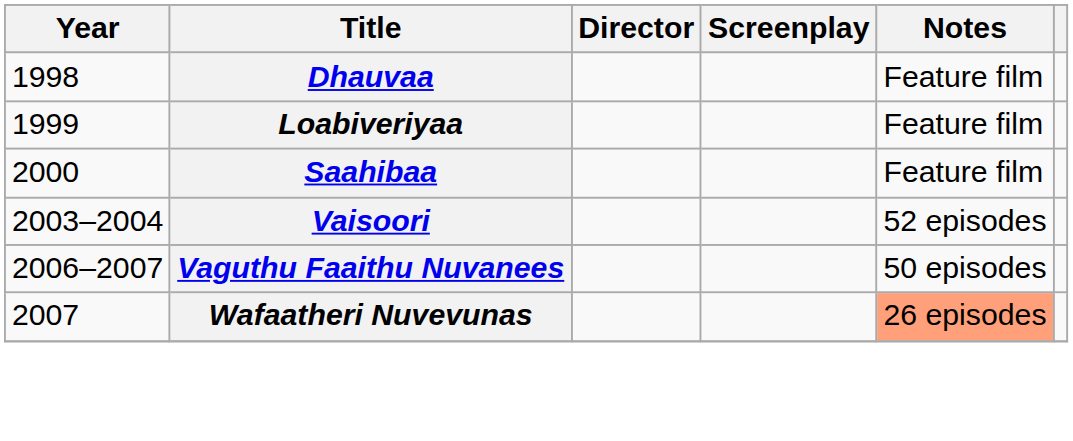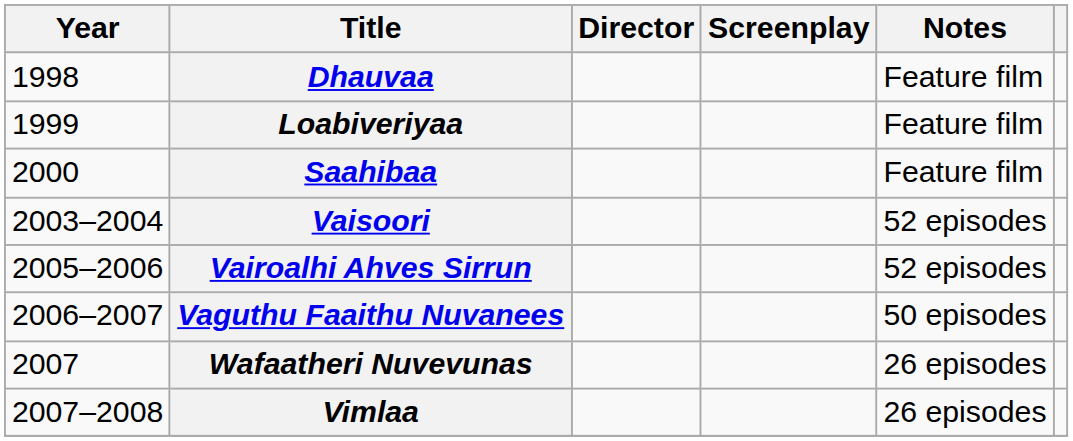+ row: (371, 268)
(965, 316) lightsalmon background -> (965, 364) no background
+ row: (371, 412)
